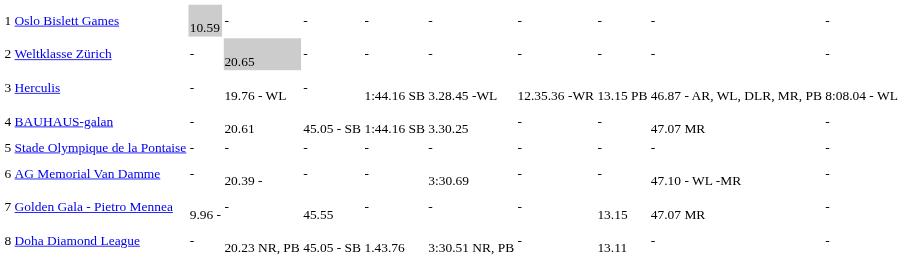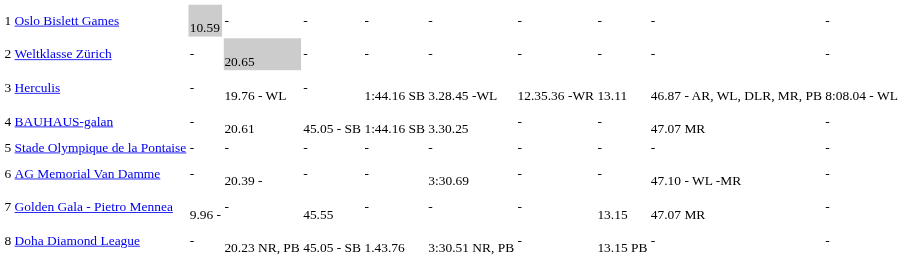(622, 95) 13.15 PB -> (612, 95) 13.11
(612, 248) 13.11 -> (622, 248) 13.15 PB
